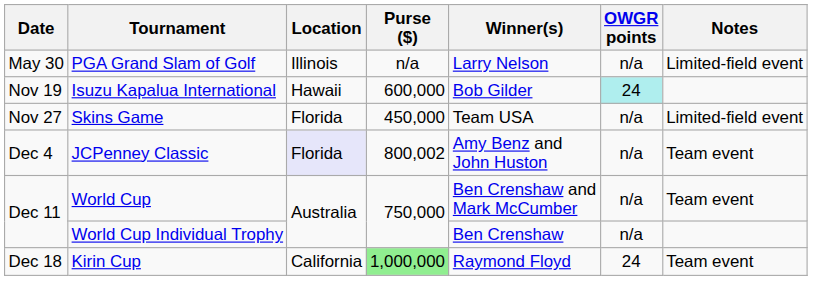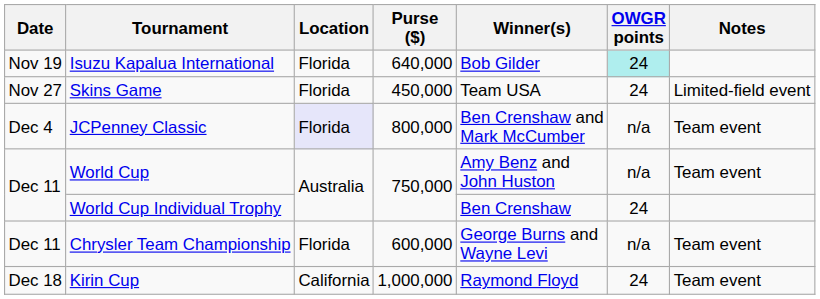- row: (163, 64)
(316, 90) Hawaii -> (324, 64) Florida
(415, 90) 600,000 -> (422, 64) 640,000
(631, 117) n/a -> (639, 90) 24
(415, 153) 800,002 -> (422, 127) 800,000
(508, 153) Amy Benz and John Huston -> (532, 127) Ben Crenshaw and Mark McCumber
(525, 199) Ben Crenshaw and Mark McCumber -> (515, 172) Amy Benz and John Huston
(631, 235) n/a -> (639, 208) 24
+ row: (180, 244)
(407, 262) lightgreen background -> (415, 281) no background
